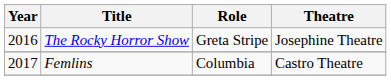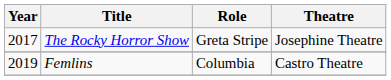(23, 39) 2016 -> (23, 39) 2017
(23, 63) 2017 -> (23, 63) 2019
